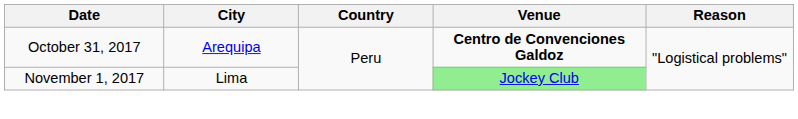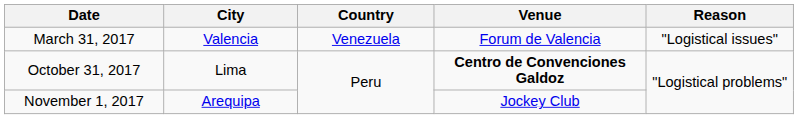+ row: (84, 39)
(231, 47) Arequipa -> (231, 70) Lima
(231, 78) Lima -> (231, 101) Arequipa
(539, 78) lightgreen background -> (540, 101) no background
